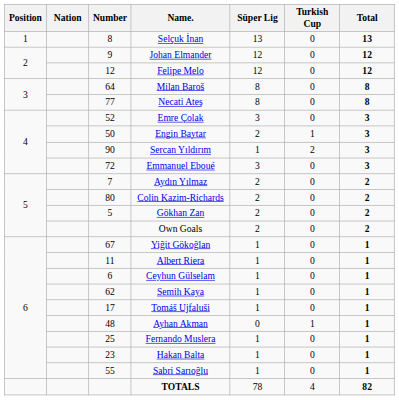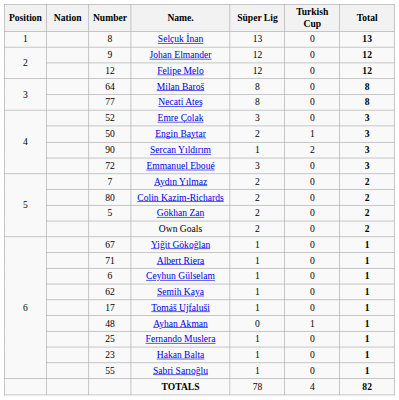(110, 260) 11 -> (110, 260) 71
